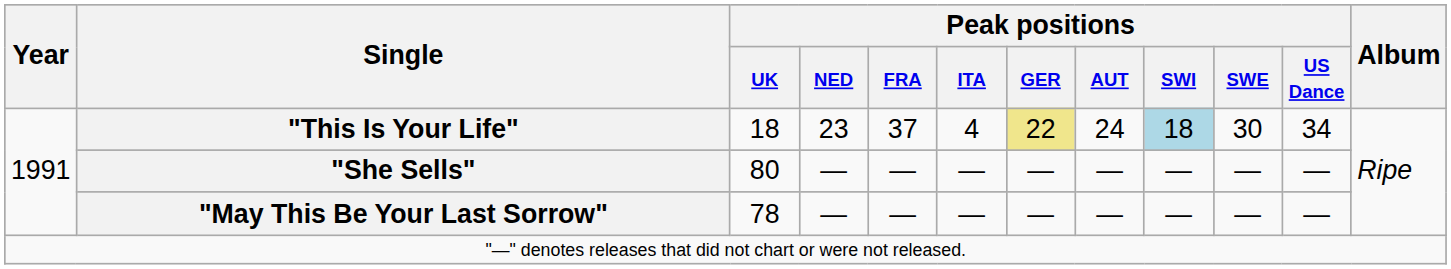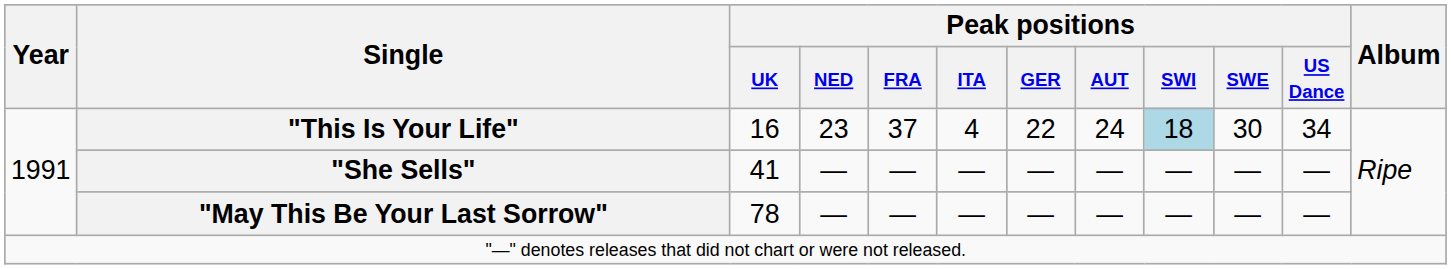(765, 128) 18 -> (765, 128) 16
(1041, 128) khaki background -> (1041, 128) no background
(765, 171) 80 -> (765, 171) 41
